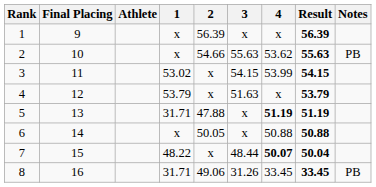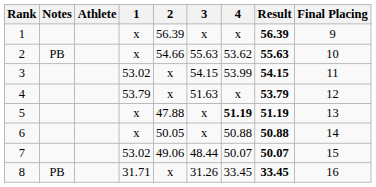columns swapped: (77, 14) <-> (353, 14)
(177, 113) 31.71 -> (136, 113) x
(177, 152) 48.22 -> (136, 152) 53.02
(211, 152) x -> (170, 152) 49.06
(278, 152) bold -> (238, 152) normal
(315, 152) 50.04 -> (275, 152) 50.07
(211, 172) 49.06 -> (170, 172) x
